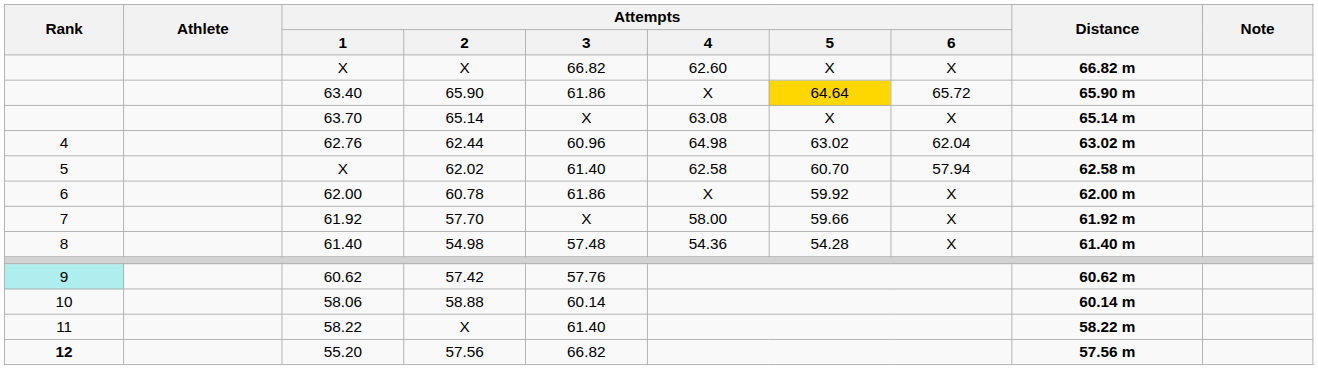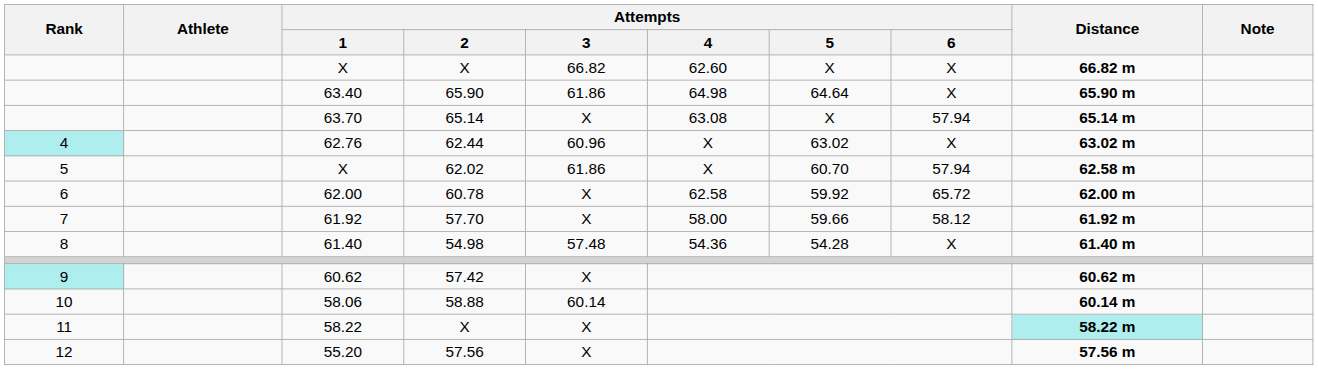(708, 92) X -> (708, 92) 64.98
(830, 92) gold background -> (830, 92) no background
(951, 92) 65.72 -> (951, 92) X
(951, 117) X -> (951, 117) 57.94
(64, 143) no background -> (64, 143) paleturquoise background
(708, 143) 64.98 -> (708, 143) X
(951, 143) 62.04 -> (951, 143) X
(586, 168) 61.40 -> (586, 168) 61.86
(708, 168) 62.58 -> (708, 168) X
(586, 193) 61.86 -> (586, 193) X
(708, 193) X -> (708, 193) 62.58
(951, 193) X -> (951, 193) 65.72
(951, 218) X -> (951, 218) 58.12
(586, 276) 57.76 -> (586, 276) X
(586, 326) 61.40 -> (586, 326) X
(1107, 326) no background -> (1107, 326) paleturquoise background
(64, 352) bold -> (64, 352) normal
(586, 352) 66.82 -> (586, 352) X
